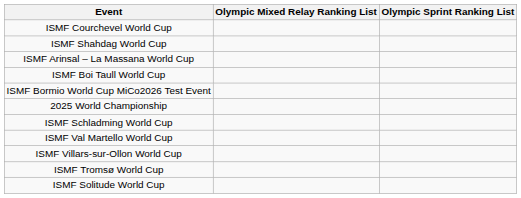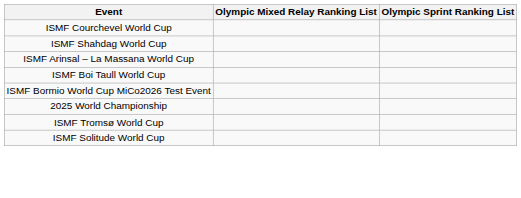- row: (109, 122)
- row: (109, 138)
- row: (109, 153)
